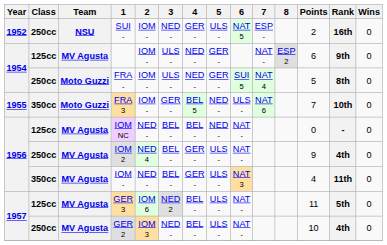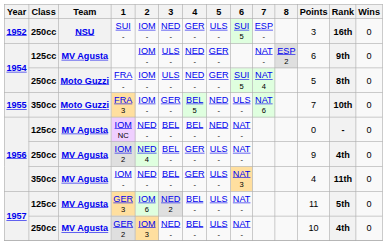(242, 31) NAT 5 -> (242, 31) SUI 5
(314, 31) 2 -> (314, 31) 3
